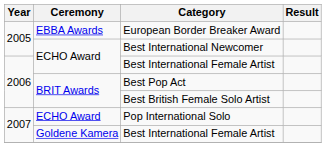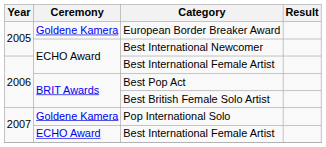(70, 30) EBBA Awards -> (77, 30) Goldene Kamera
(68, 116) ECHO Award -> (77, 116) Goldene Kamera
(77, 133) Goldene Kamera -> (68, 133) ECHO Award
